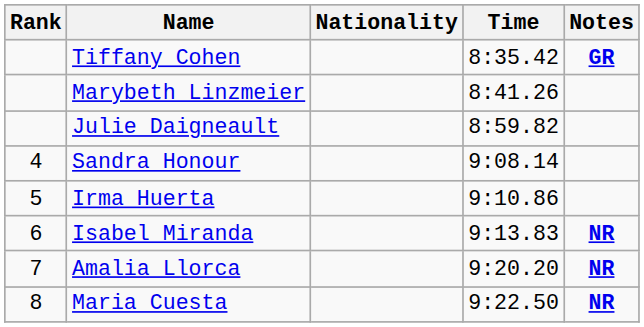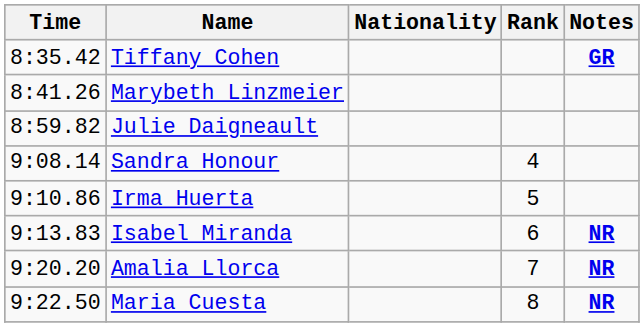columns swapped: (36, 22) <-> (514, 22)
